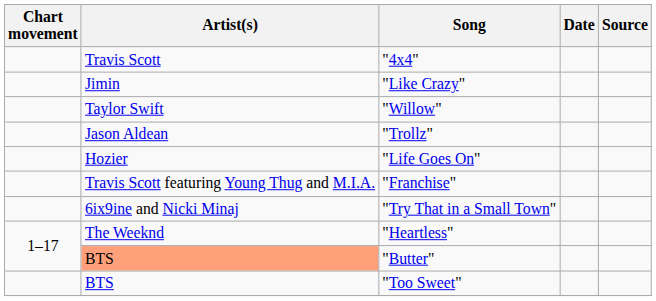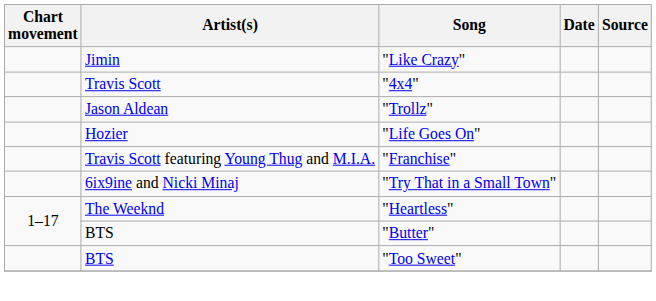rows swapped: (400, 59) <-> (424, 84)
- row: (412, 109)
(99, 258) lightsalmon background -> (99, 233) no background
